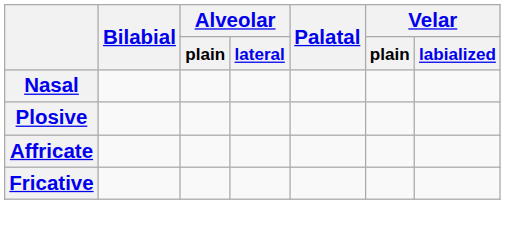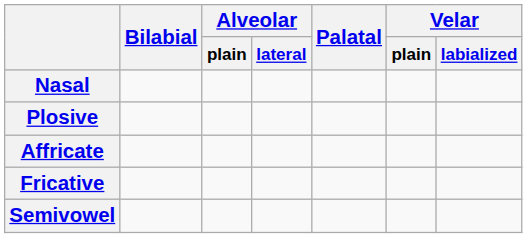+ row: (62, 215)
